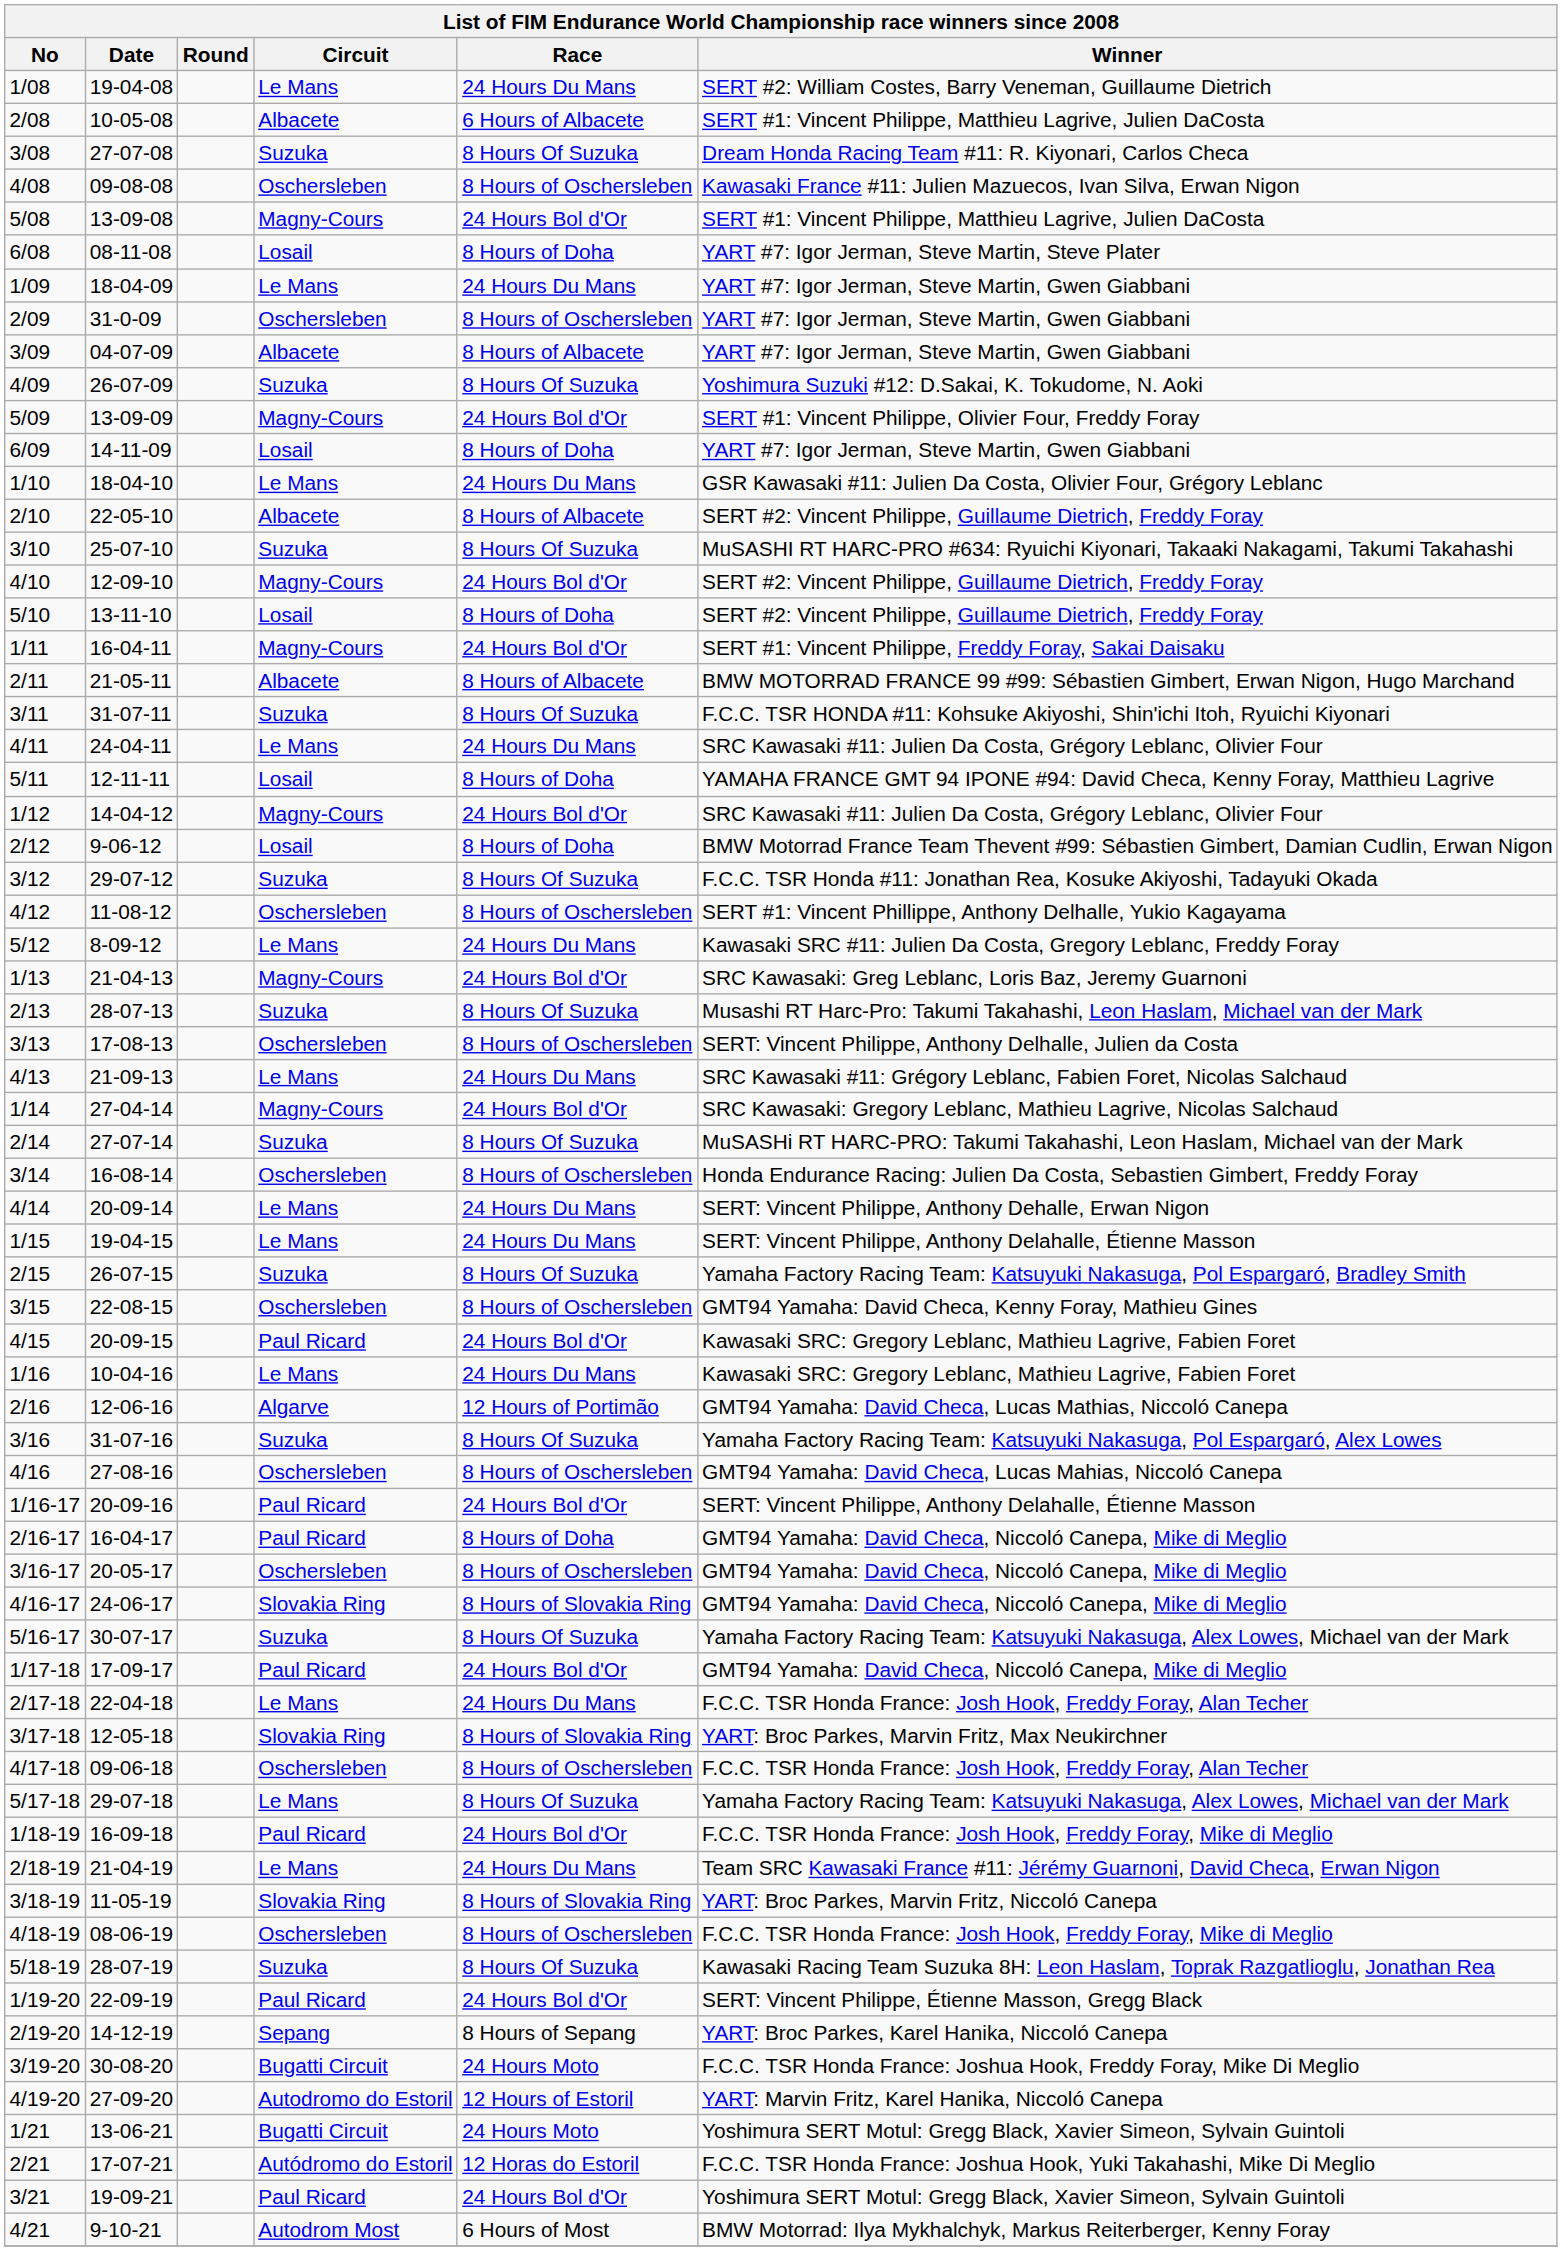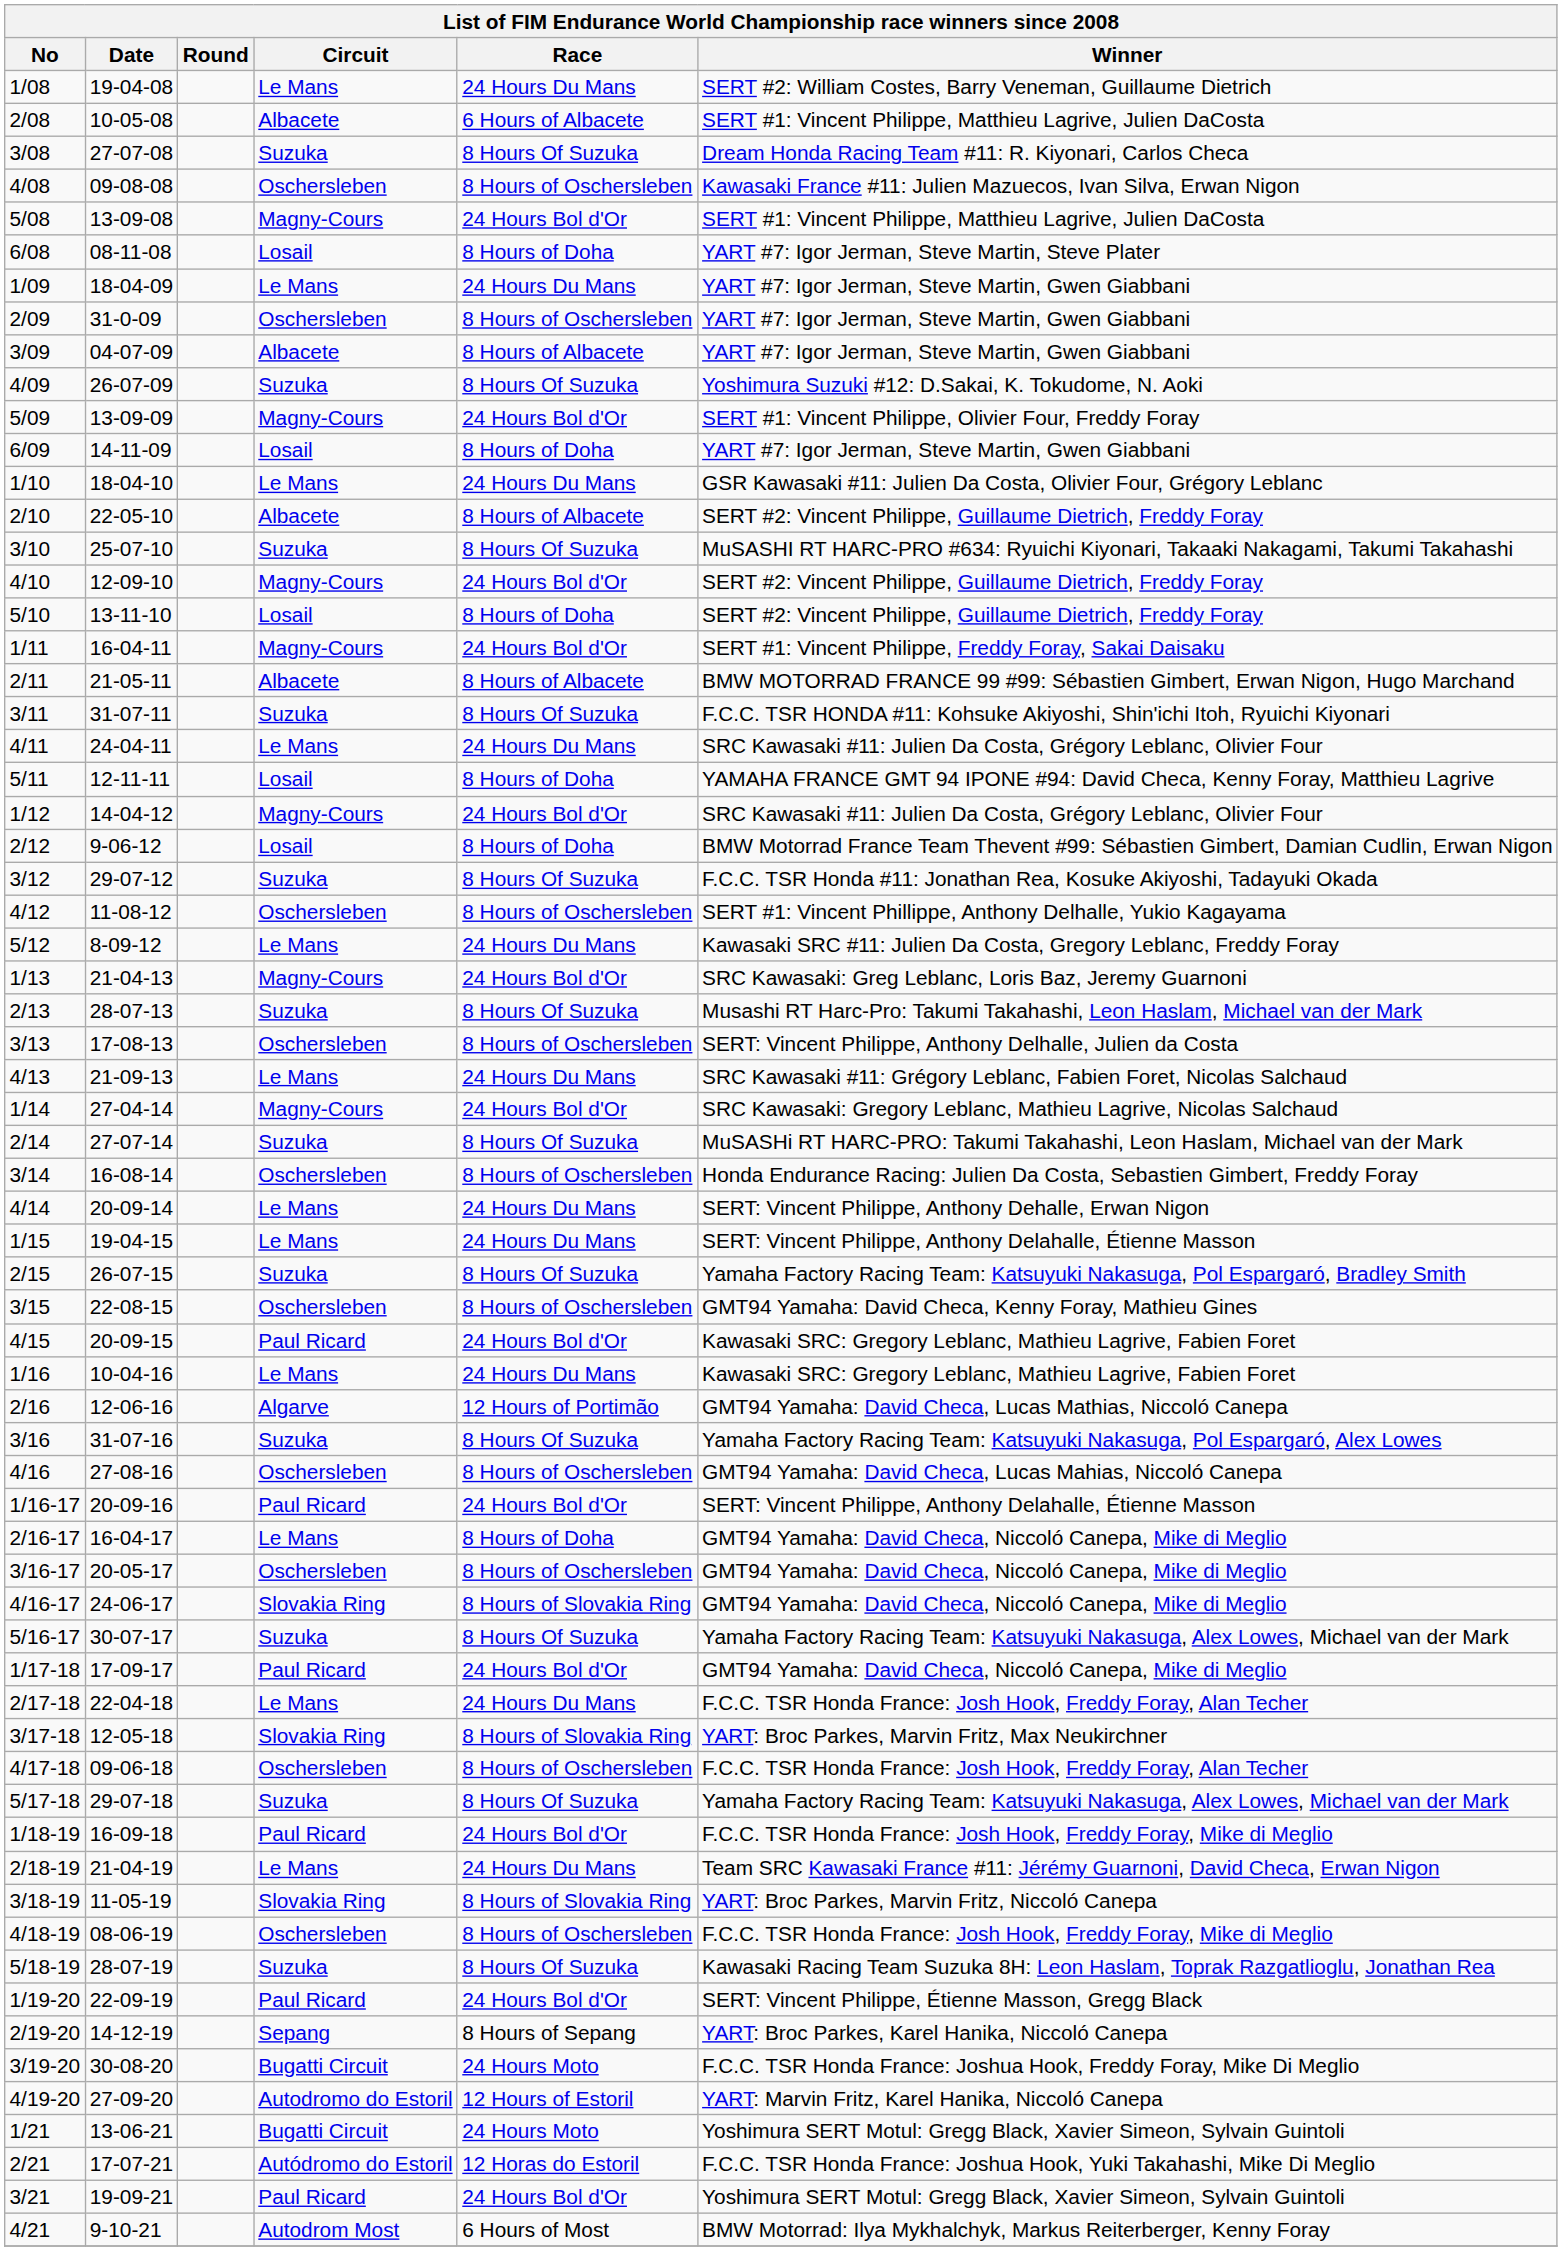(312, 1538) Paul Ricard -> (298, 1538) Le Mans
(298, 1801) Le Mans -> (293, 1801) Suzuka
